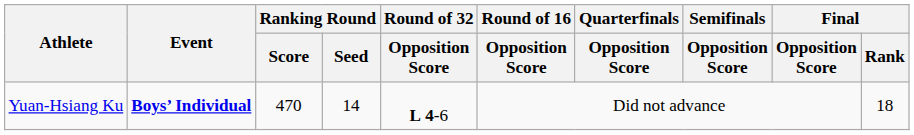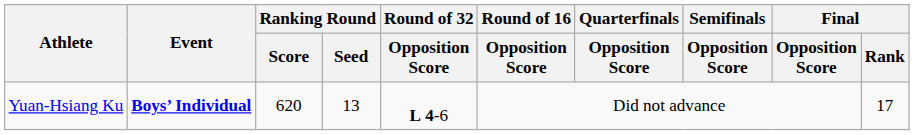(289, 105) 470 -> (289, 105) 620
(351, 105) 14 -> (351, 105) 13
(885, 105) 18 -> (885, 105) 17
